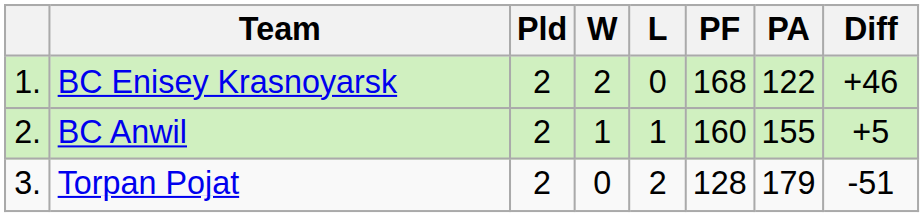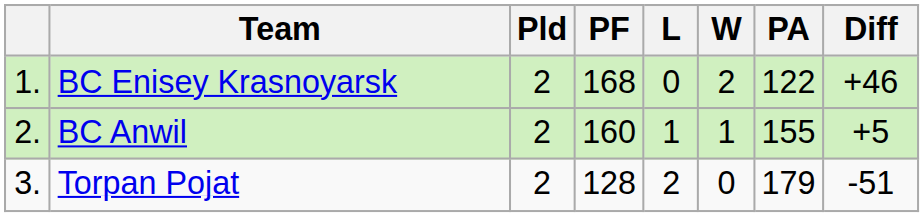columns swapped: (602, 30) <-> (720, 30)
